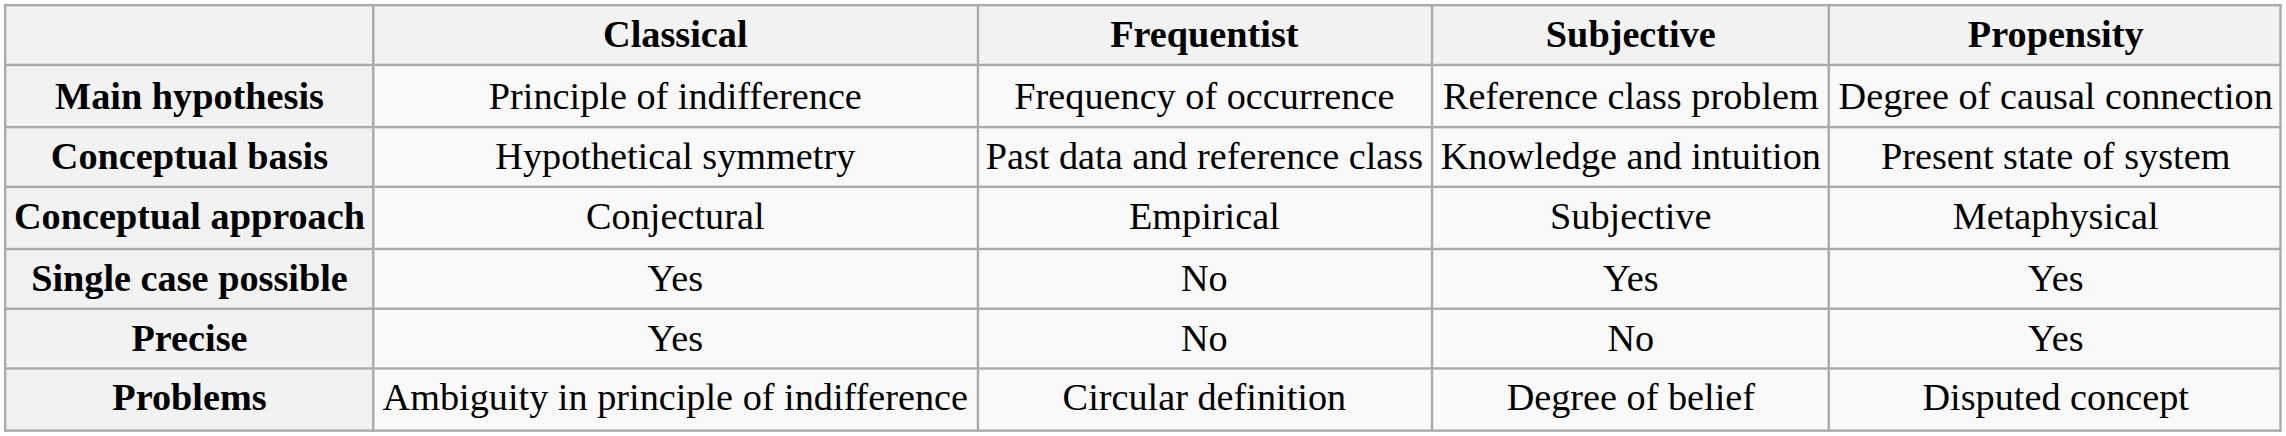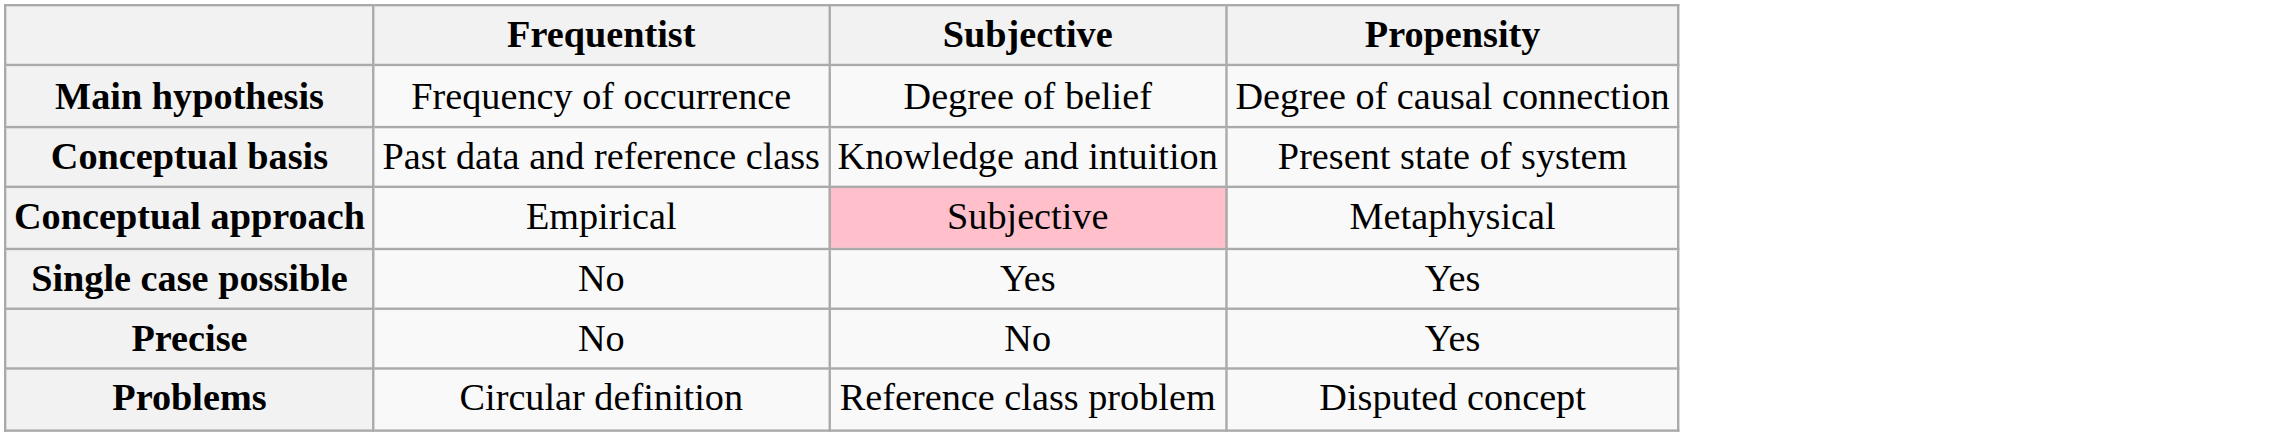- column: (675, 34)
(1631, 95) Reference class problem -> (1028, 95) Degree of belief
(1631, 216) no background -> (1028, 216) pink background
(1631, 398) Degree of belief -> (1028, 398) Reference class problem
